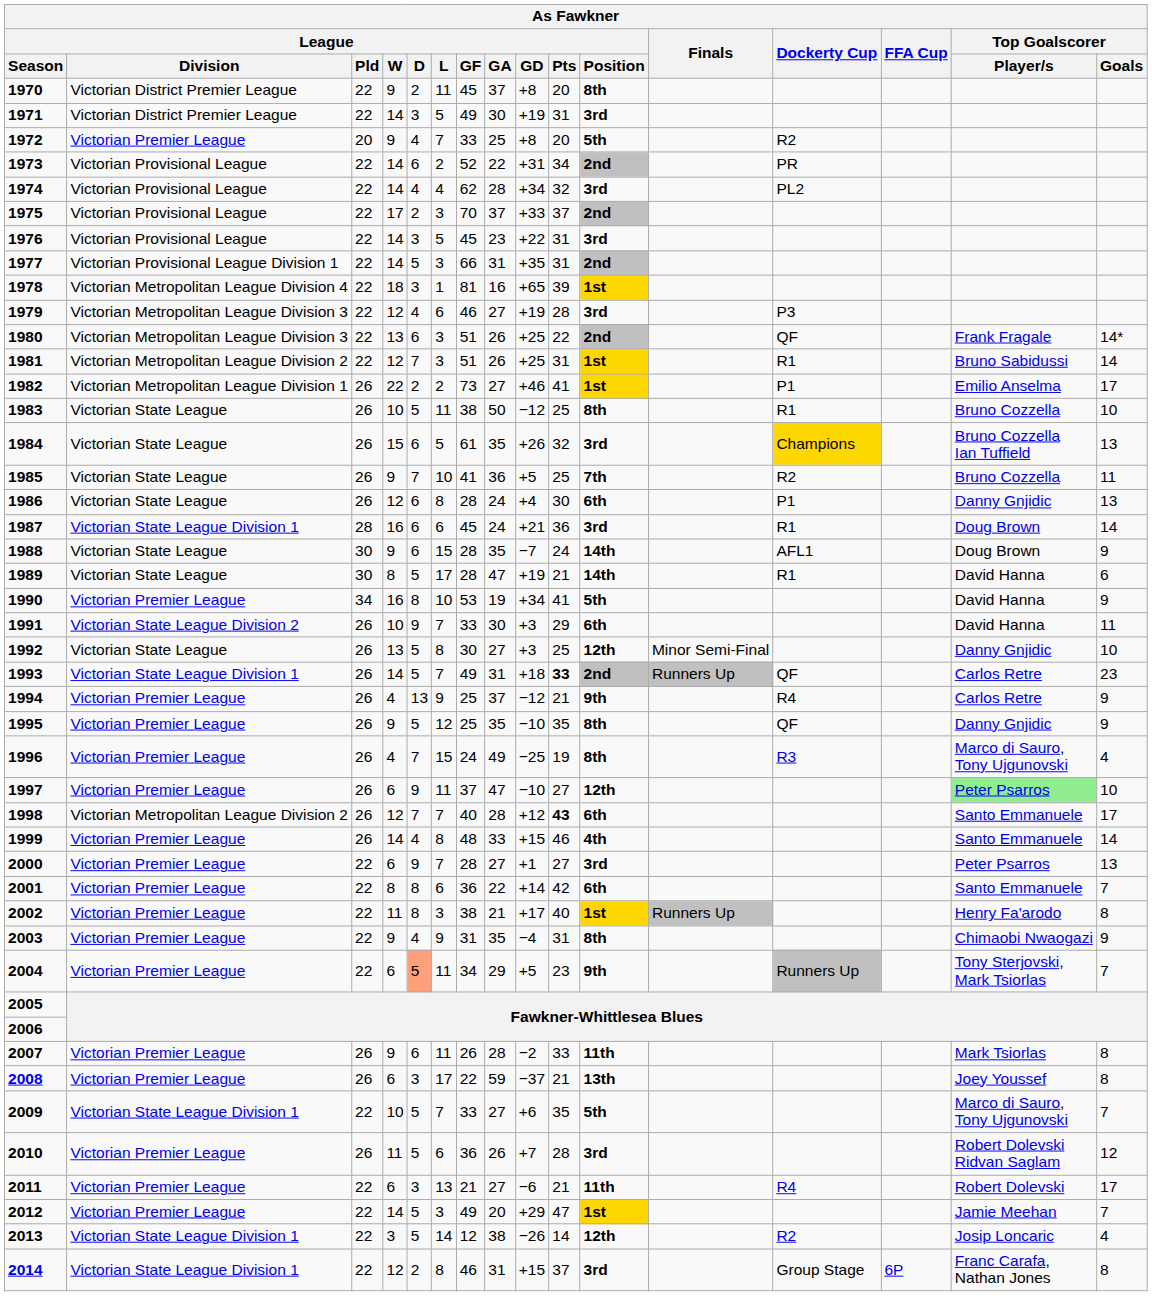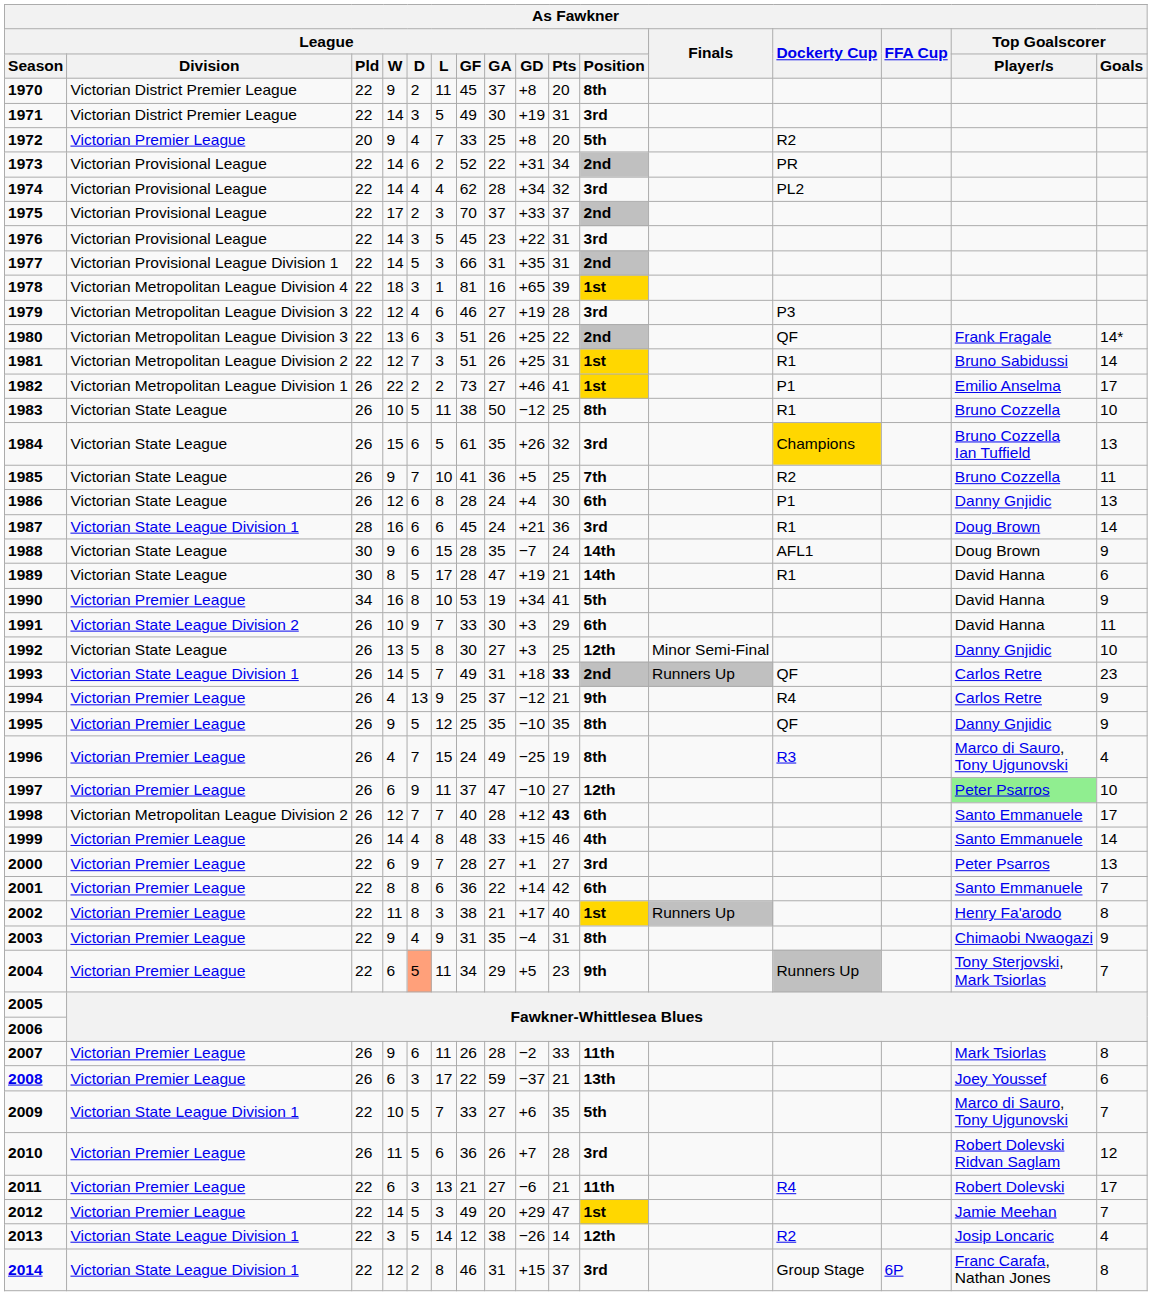(1104, 1078) 8 -> (1104, 1078) 6
